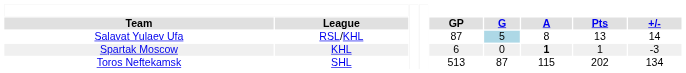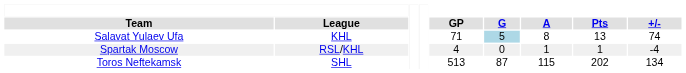(341, 36) RSL/KHL -> (341, 36) KHL
(456, 36) 87 -> (456, 36) 71
(655, 36) 14 -> (655, 36) 74
(341, 50) KHL -> (341, 50) RSL/KHL
(456, 50) 6 -> (456, 50) 4
(547, 50) bold -> (547, 50) normal
(655, 50) -3 -> (655, 50) -4
